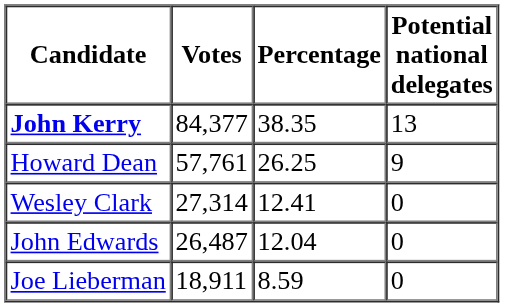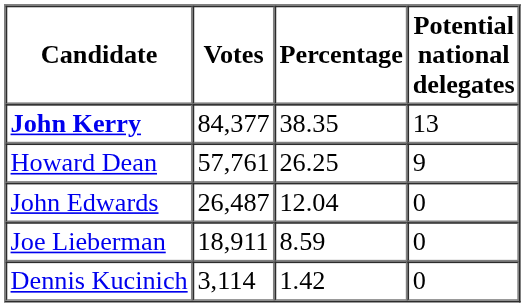- row: (81, 202)
+ row: (99, 280)
